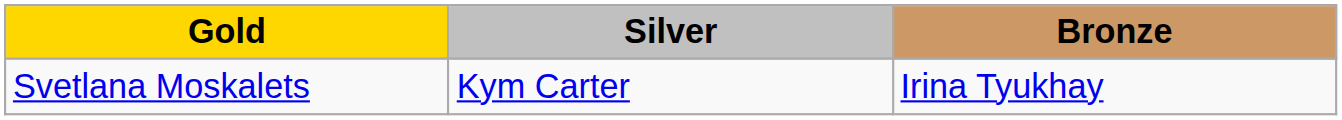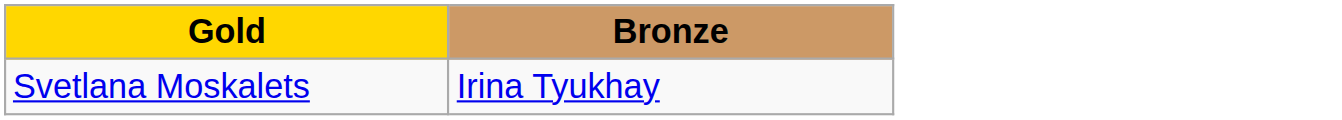- column: (671, 31)
